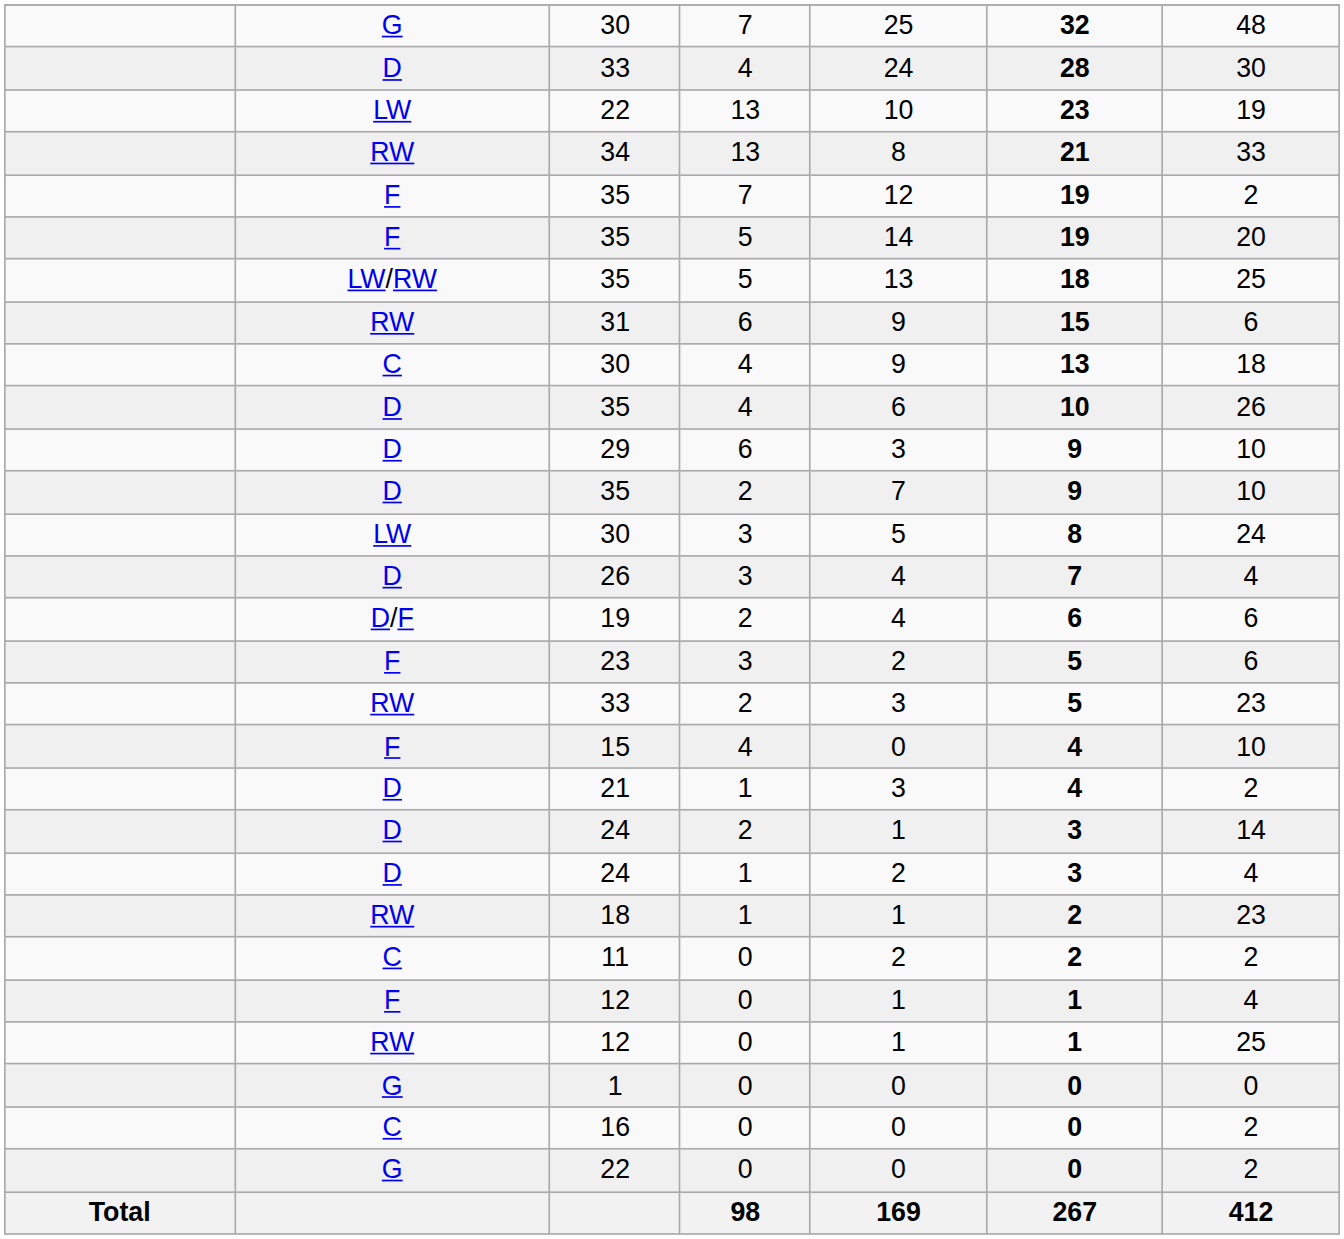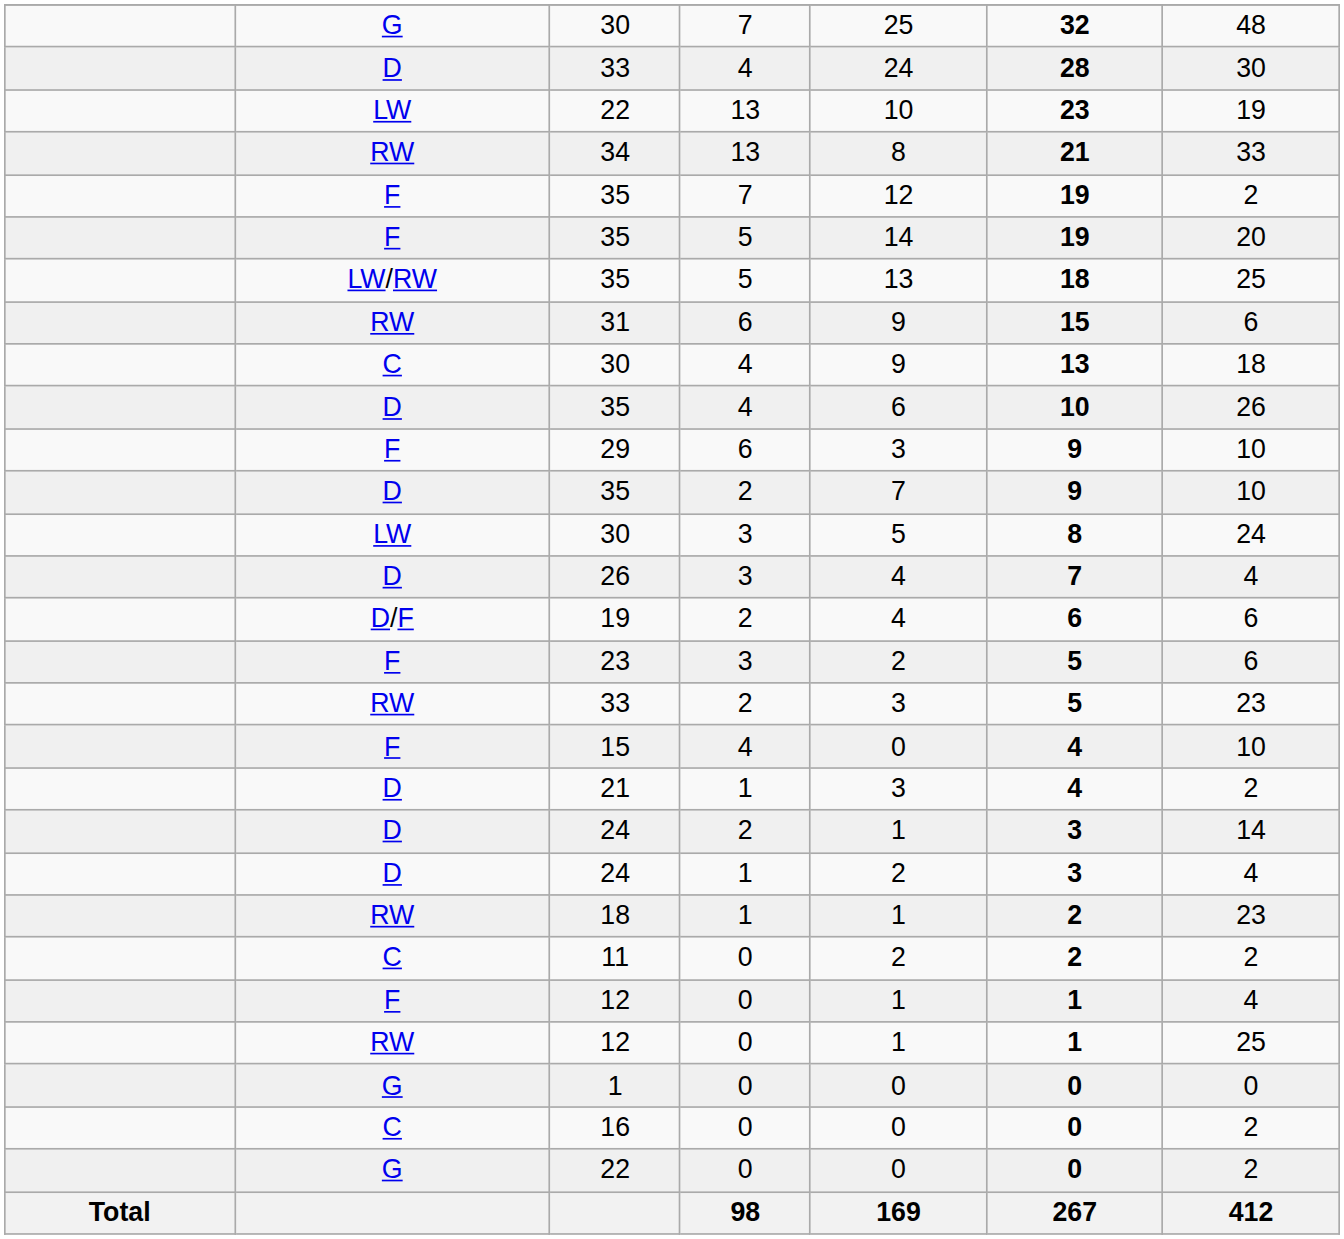(392, 449) D -> (392, 449) F
